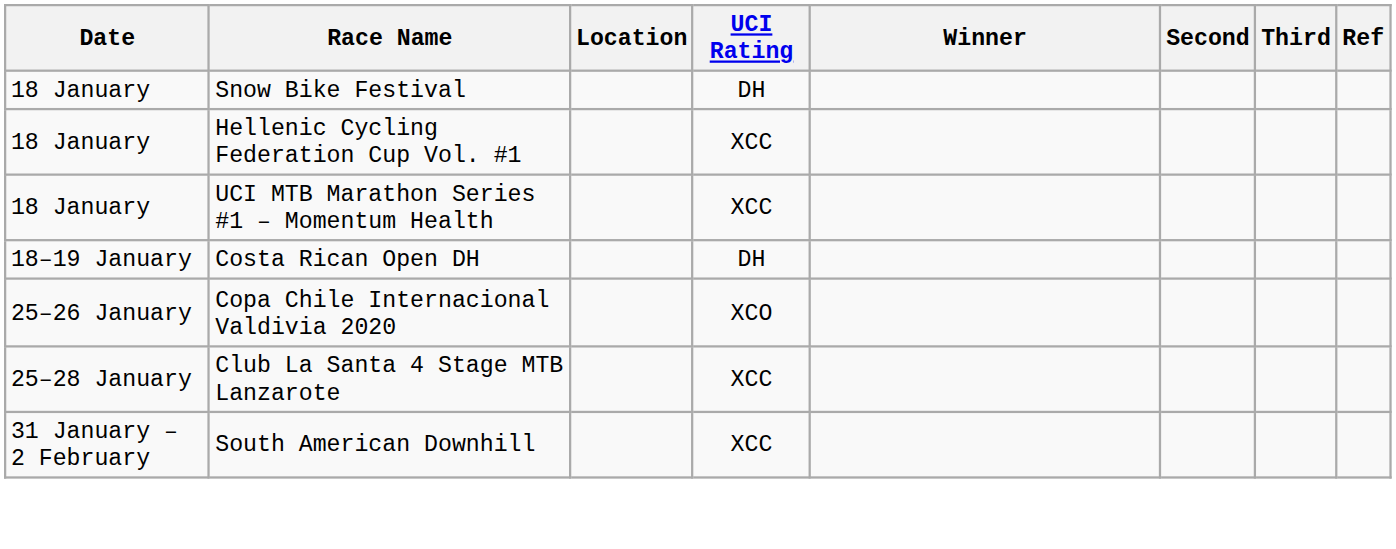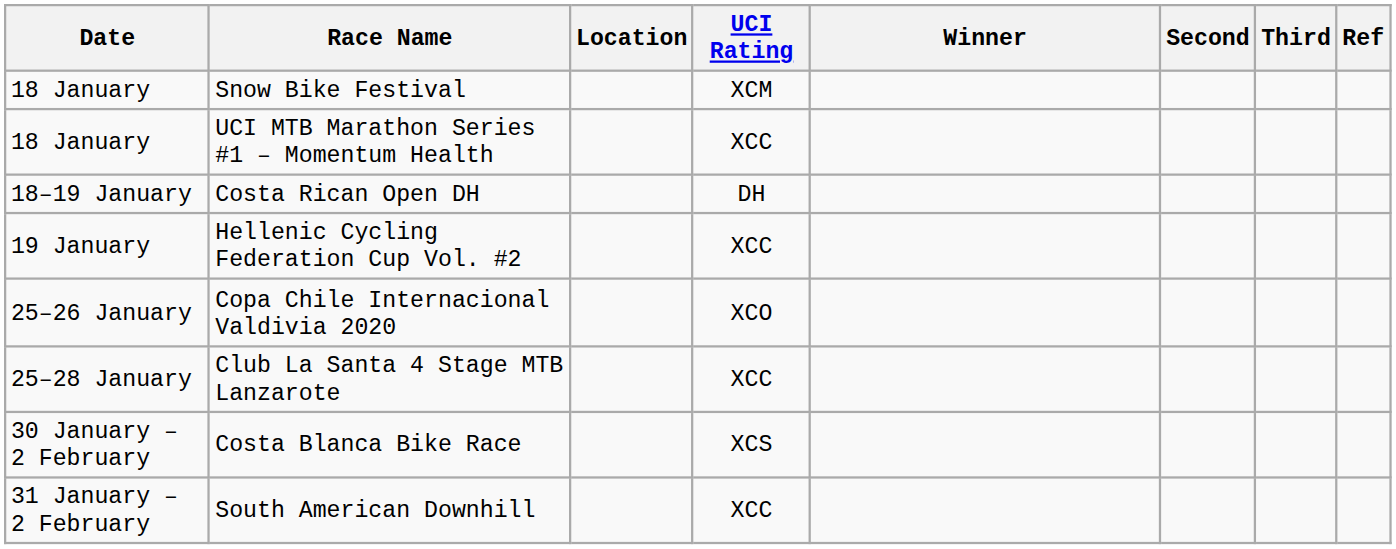(751, 90) DH -> (751, 90) XCM
- row: (368, 143)
+ row: (368, 247)
+ row: (368, 444)
